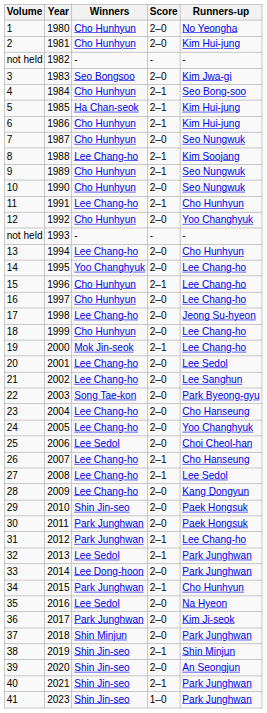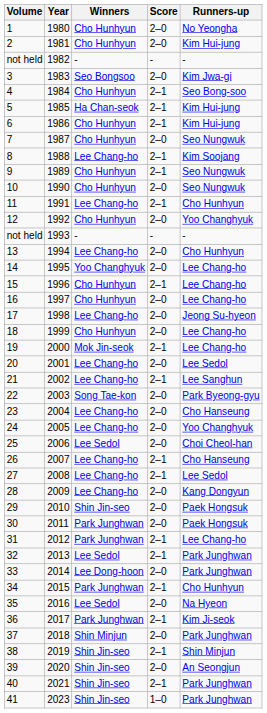(158, 380) 2–0 -> (158, 380) 2–1
(158, 619) 2–0 -> (158, 619) 2–1
